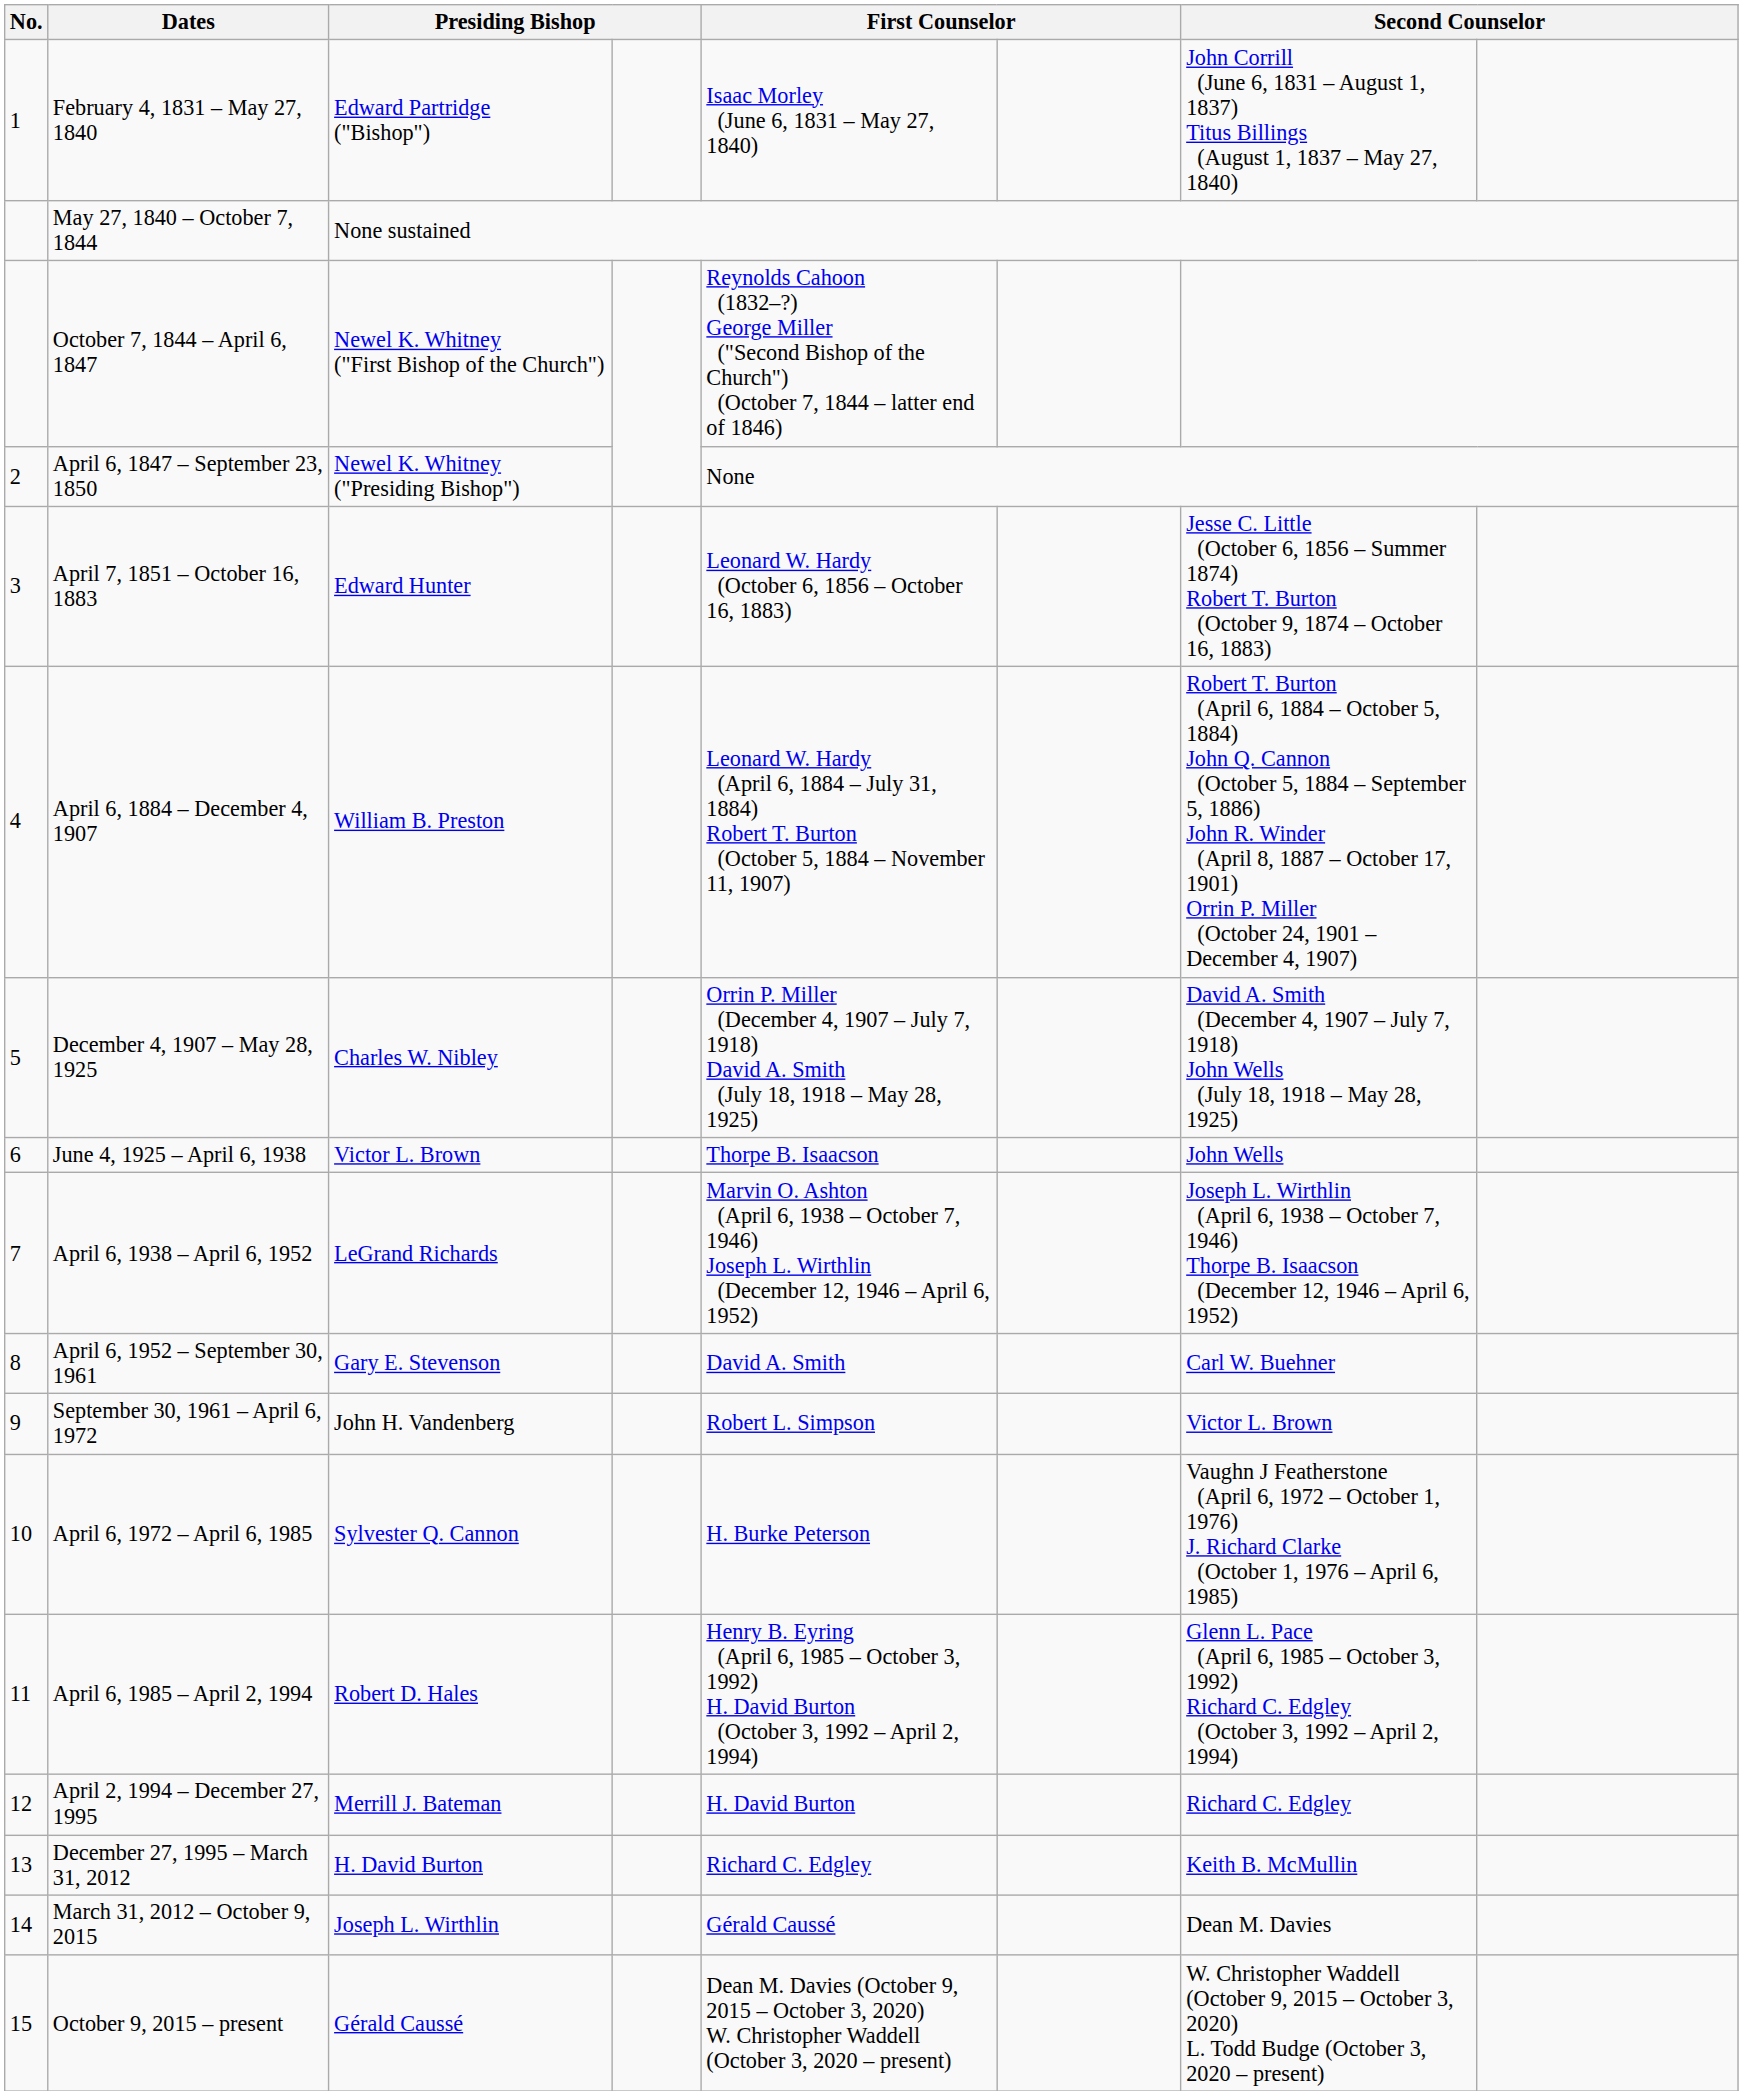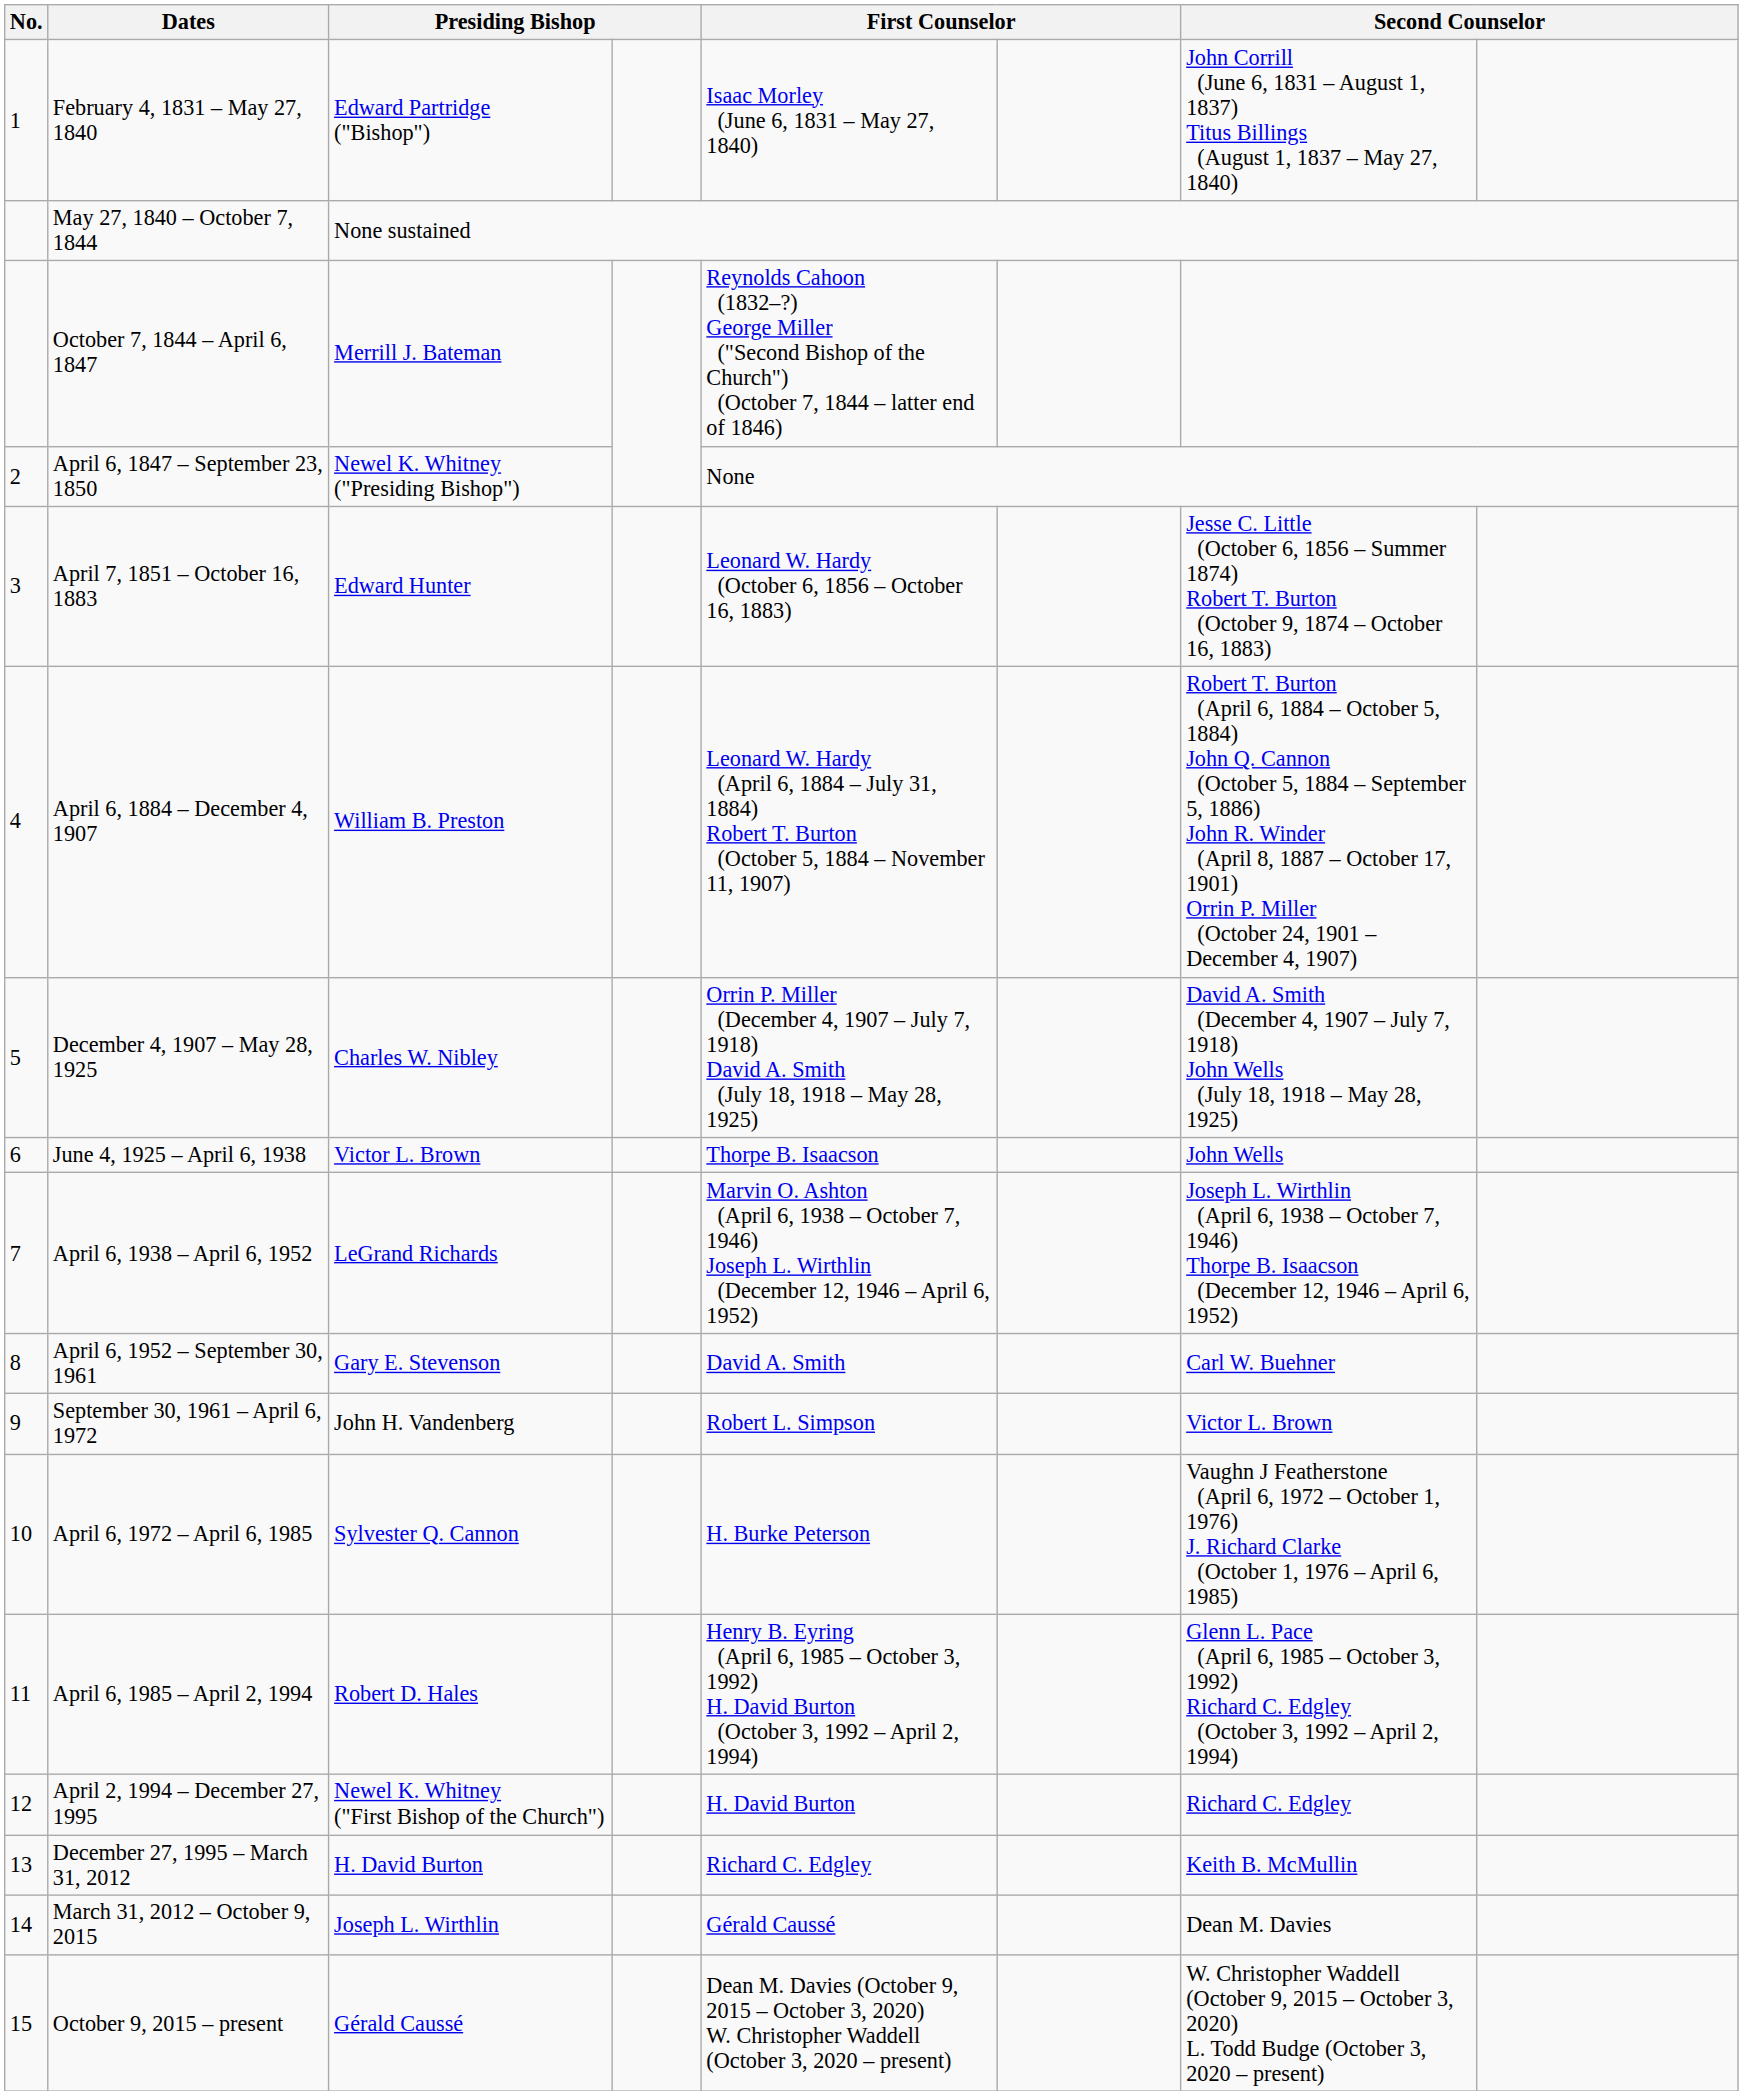(469, 353) Newel K. Whitney ("First Bishop of the Church") -> (418, 353) Merrill J. Bateman
(418, 1804) Merrill J. Bateman -> (469, 1804) Newel K. Whitney ("First Bishop of the Church")
